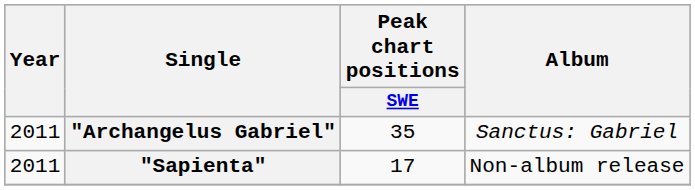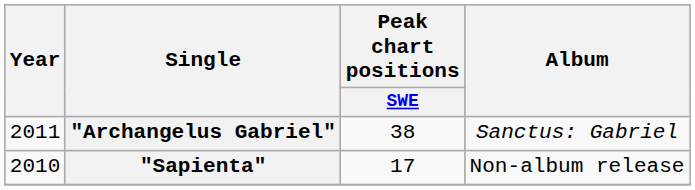(403, 133) 35 -> (403, 133) 38
(35, 167) 2011 -> (35, 167) 2010
